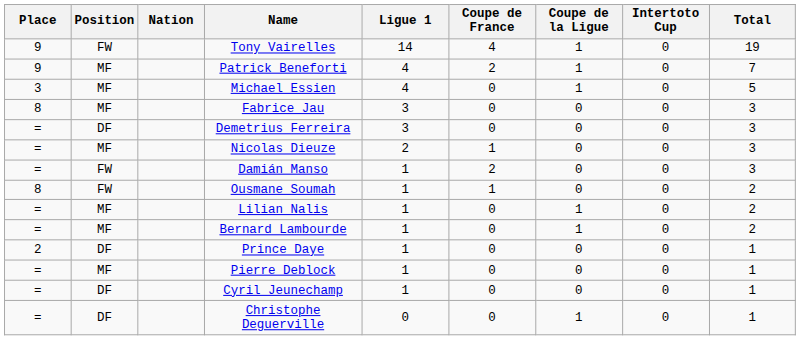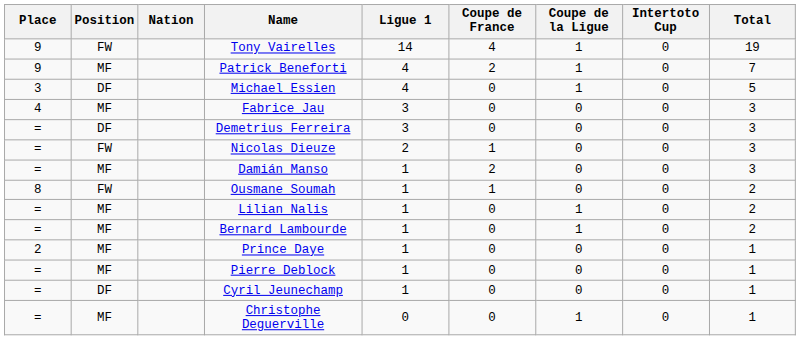(104, 89) MF -> (104, 89) DF
(38, 110) 8 -> (38, 110) 4
(104, 150) MF -> (104, 150) FW
(104, 170) FW -> (104, 170) MF
(104, 251) DF -> (104, 251) MF
(104, 318) DF -> (104, 318) MF
